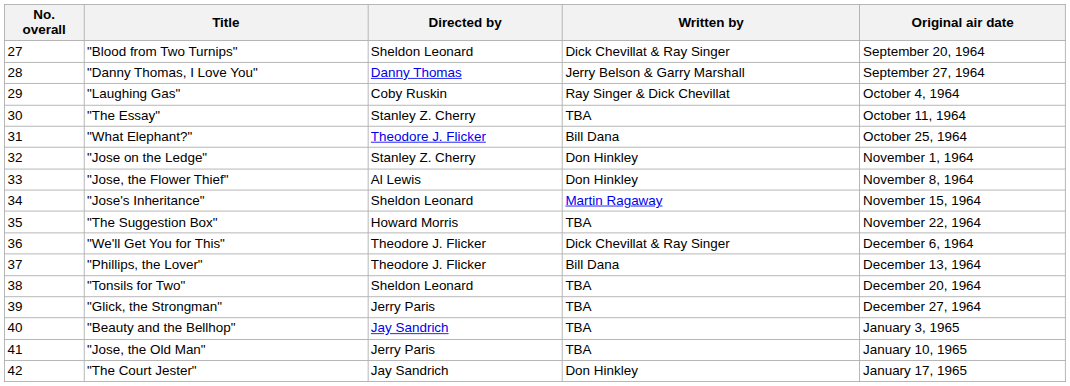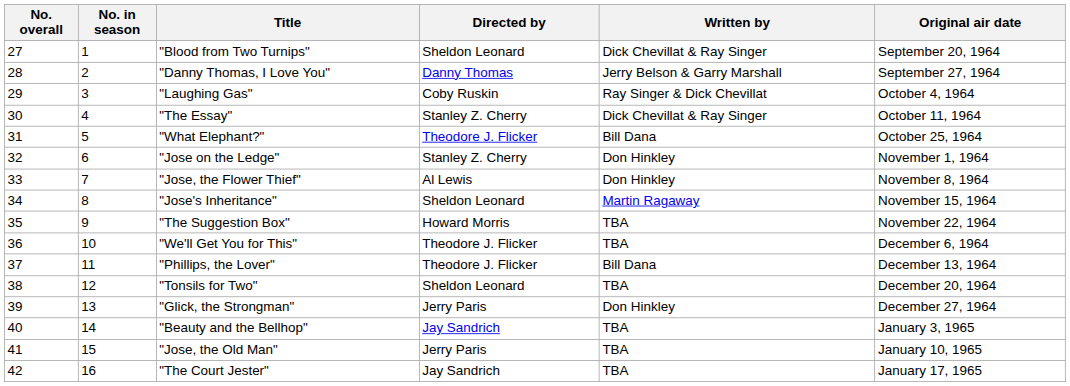+ column: (117, 22)
(578, 115) TBA -> (685, 115) Dick Chevillat & Ray Singer
(648, 243) Dick Chevillat & Ray Singer -> (615, 243) TBA
(578, 307) TBA -> (639, 307) Don Hinkley
(602, 371) Don Hinkley -> (615, 371) TBA
